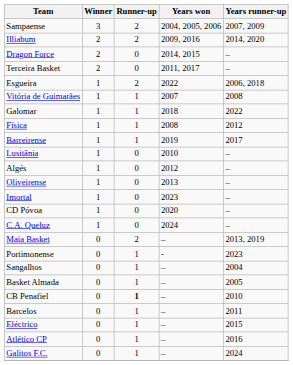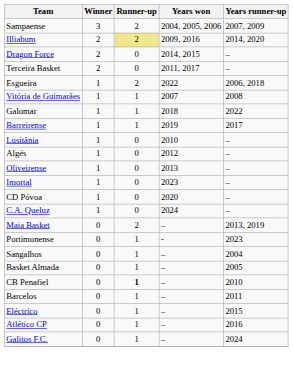(137, 40) no background -> (137, 40) khaki background
- row: (17, 126)
